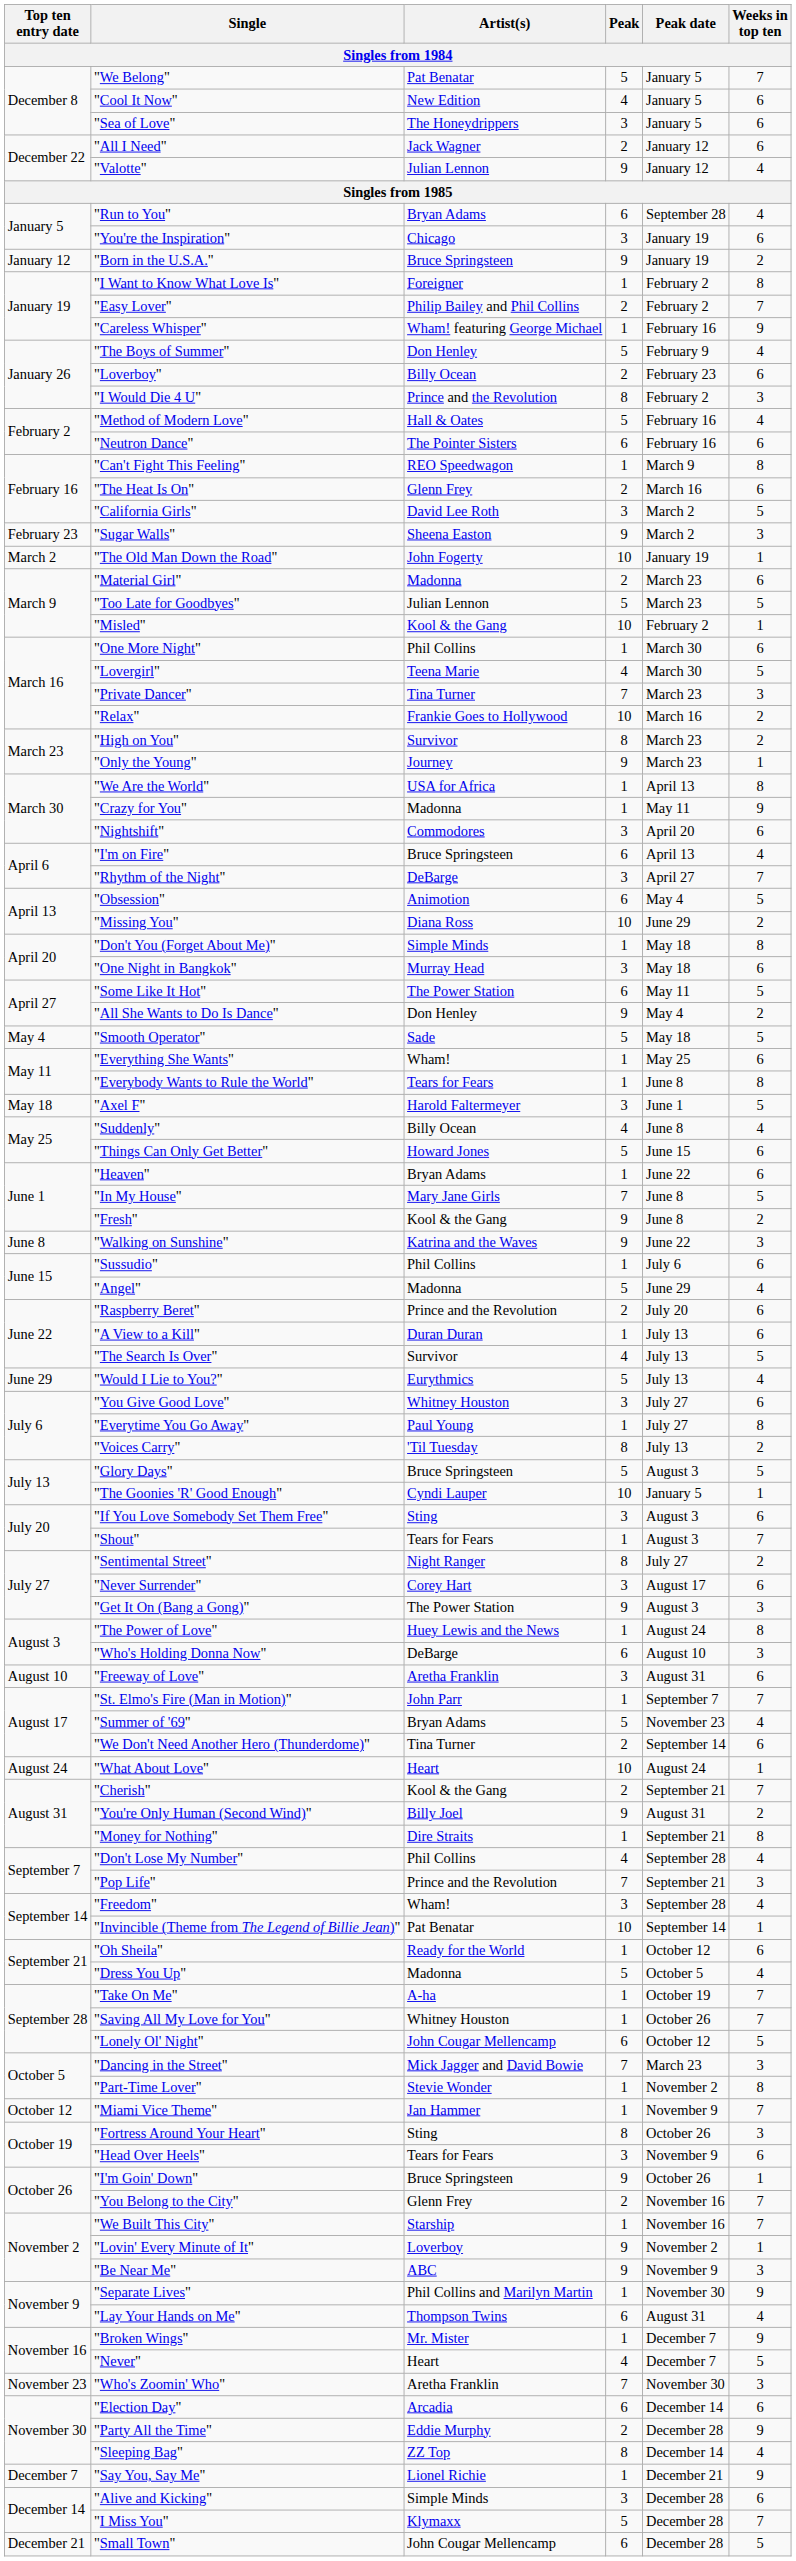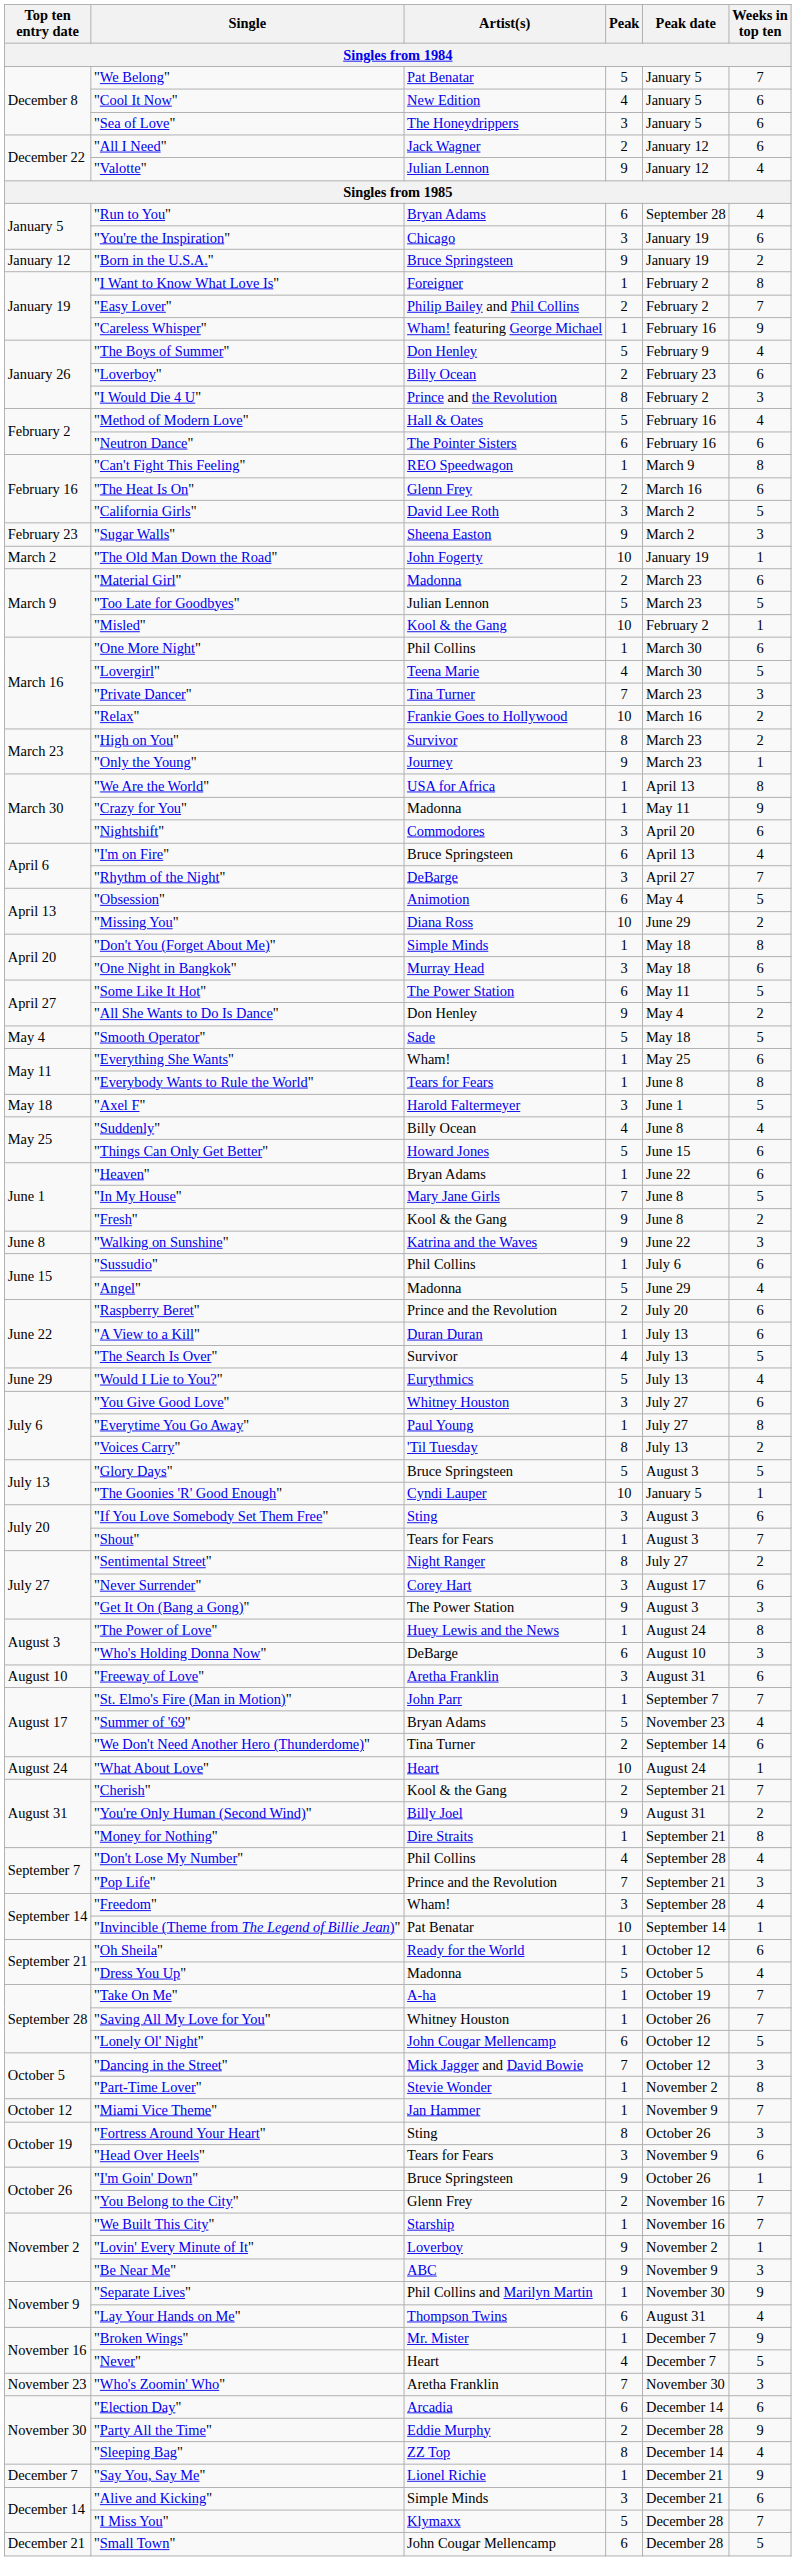(674, 2064) March 23 -> (678, 2064) October 12
(685, 2498) December 28 -> (685, 2498) December 21
